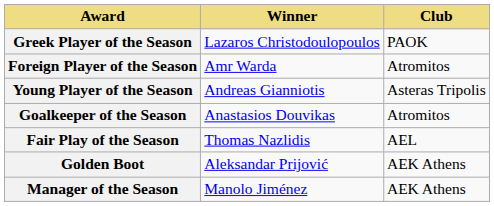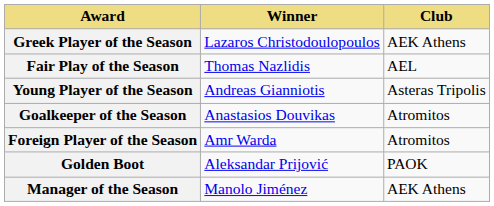(407, 41) PAOK -> (426, 41) AEK Athens
rows swapped: (103, 66) <-> (103, 139)
(426, 164) AEK Athens -> (407, 164) PAOK
